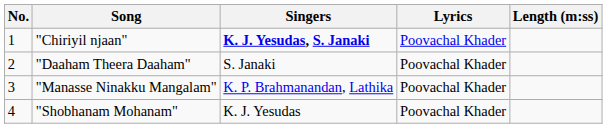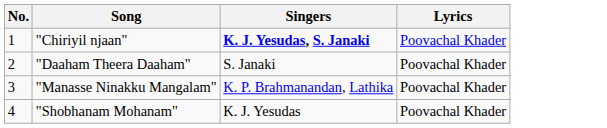- column: (556, 16)
